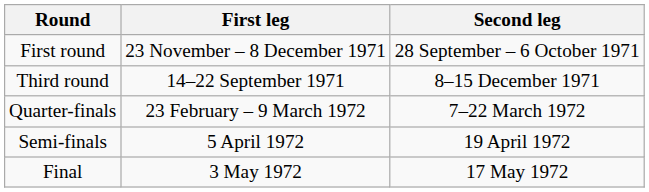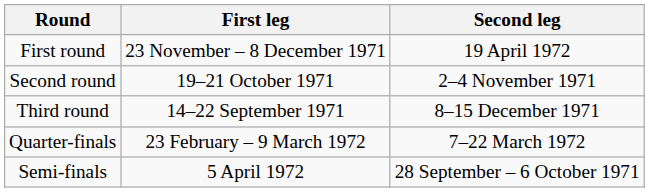(517, 50) 28 September – 6 October 1971 -> (517, 50) 19 April 1972
+ row: (63, 80)
(517, 141) 19 April 1972 -> (517, 171) 28 September – 6 October 1971
- row: (63, 171)
